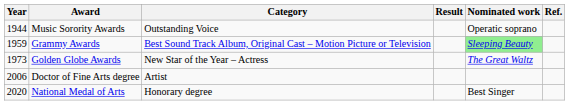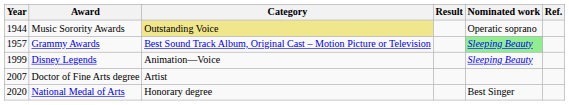(181, 28) no background -> (181, 28) khaki background
(17, 44) 1959 -> (17, 44) 1957
- row: (76, 60)
+ row: (64, 60)
(17, 76) 2006 -> (17, 76) 2007
